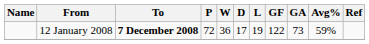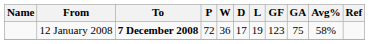(276, 30) 122 -> (276, 30) 123
(298, 30) 73 -> (298, 30) 75
(326, 30) 59% -> (326, 30) 58%
